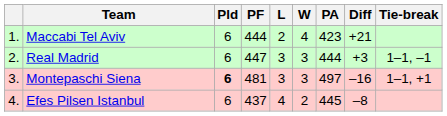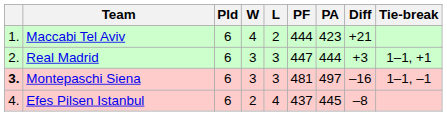columns swapped: (304, 15) <-> (256, 15)
(409, 57) 1–1, –1 -> (409, 57) 1–1, +1
(14, 79) normal -> (14, 79) bold
(228, 79) bold -> (228, 79) normal
(409, 79) 1–1, +1 -> (409, 79) 1–1, –1
